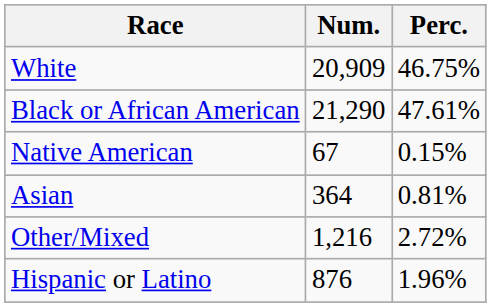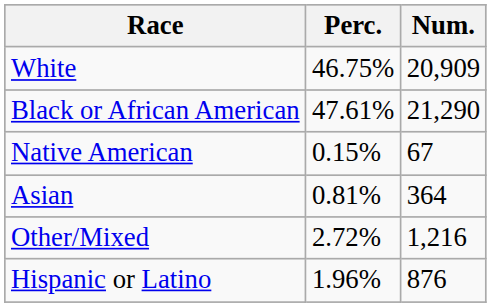columns swapped: (349, 25) <-> (439, 25)
